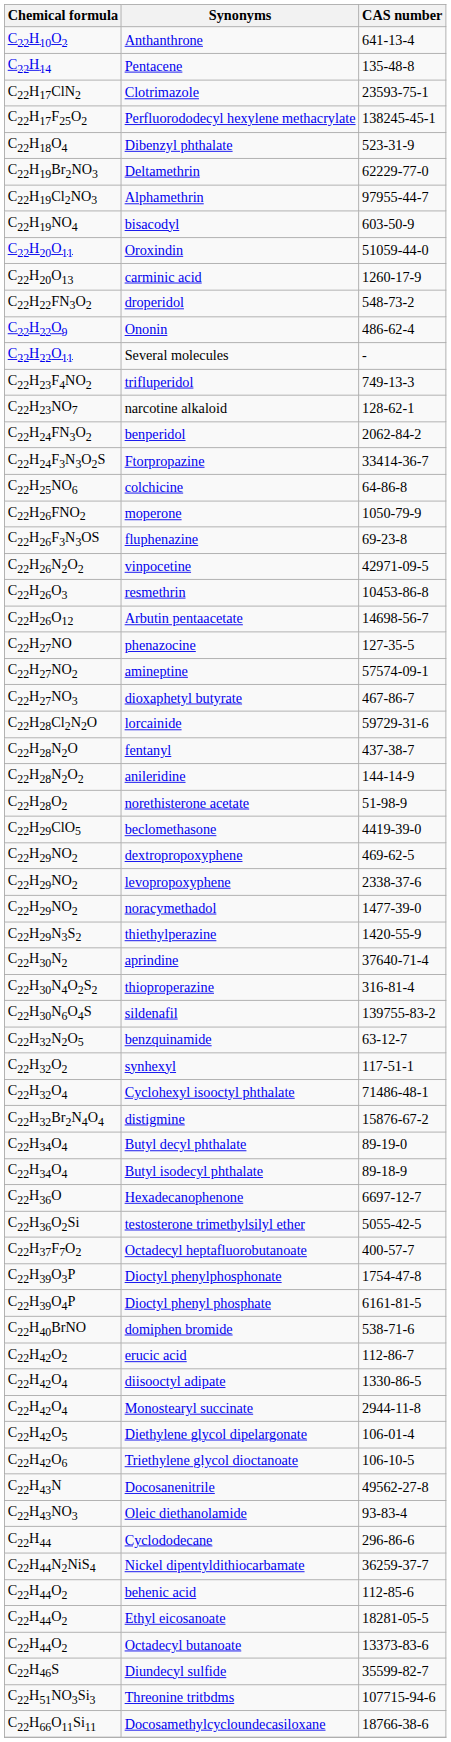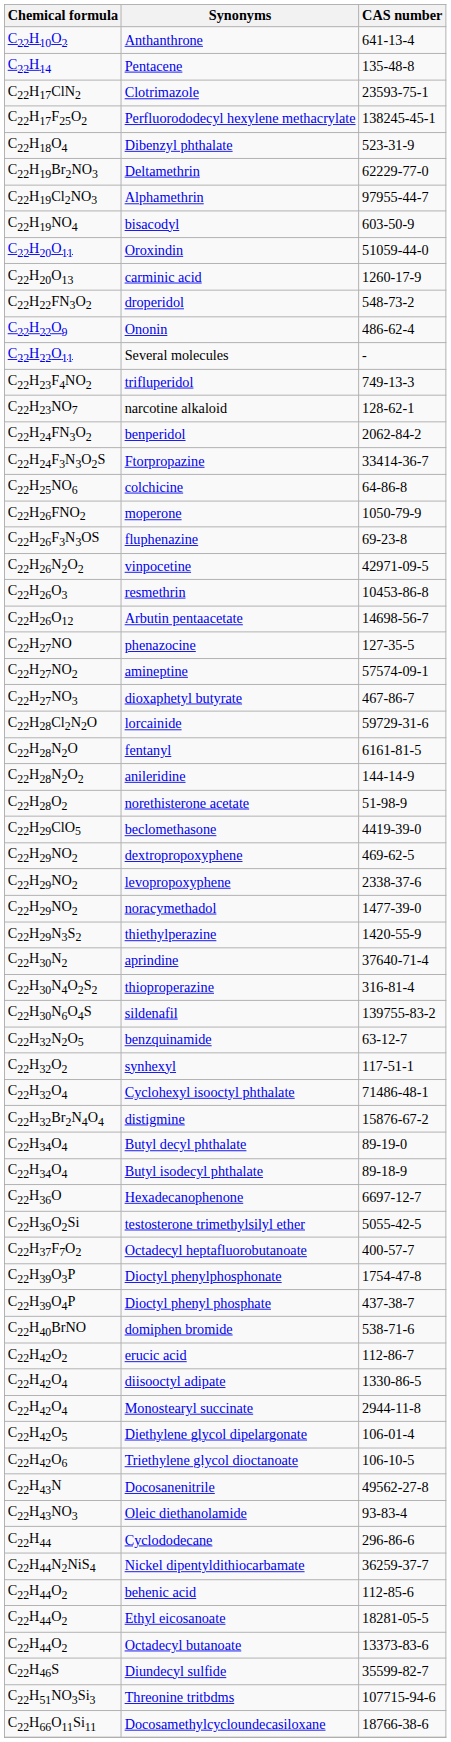(388, 750) 437-38-7 -> (392, 750) 6161-81-5
(392, 1303) 6161-81-5 -> (388, 1303) 437-38-7
